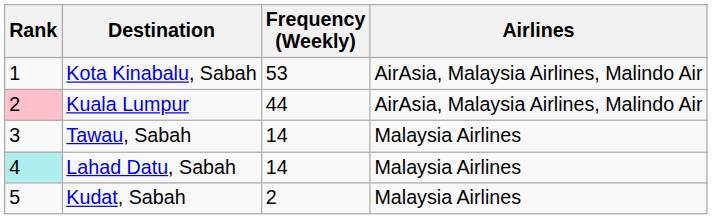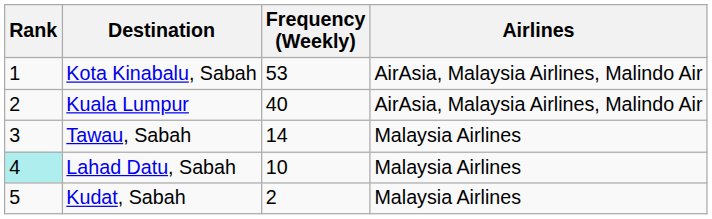(15, 104) pink background -> (15, 104) no background
(277, 104) 44 -> (277, 104) 40
(277, 167) 14 -> (277, 167) 10
